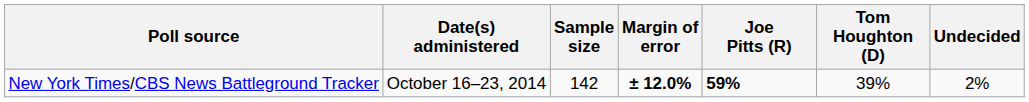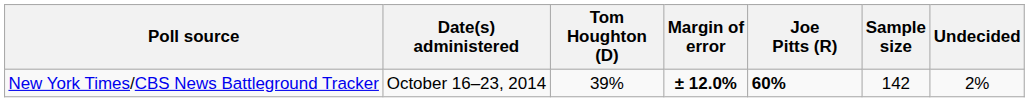columns swapped: (584, 37) <-> (873, 37)
(723, 83) 59% -> (769, 83) 60%
